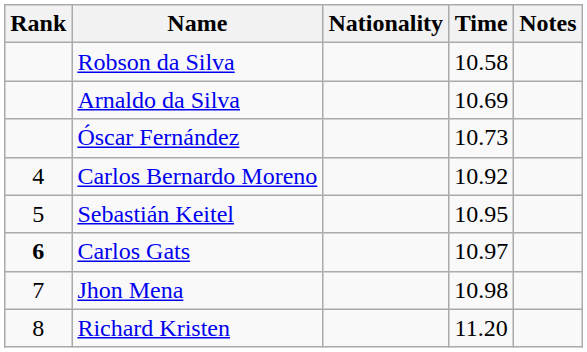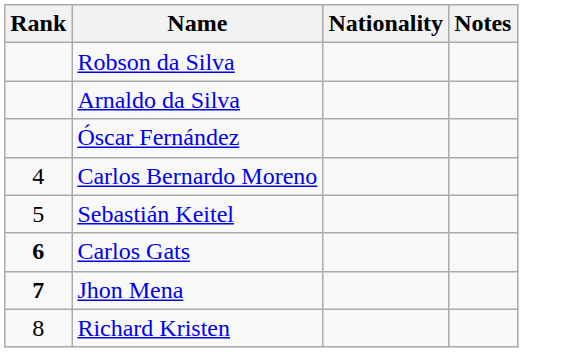- column: (481, 23)
(38, 289) normal -> (38, 289) bold
